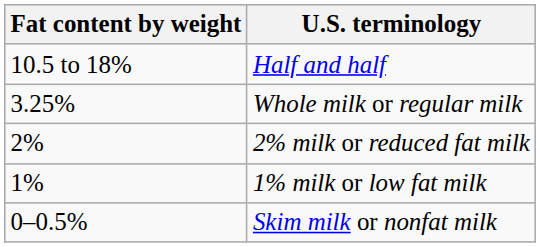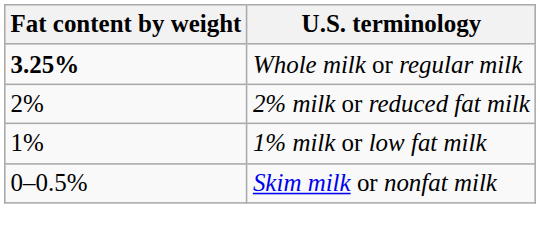- row: (319, 63)
(43, 103) normal -> (45, 63) bold
